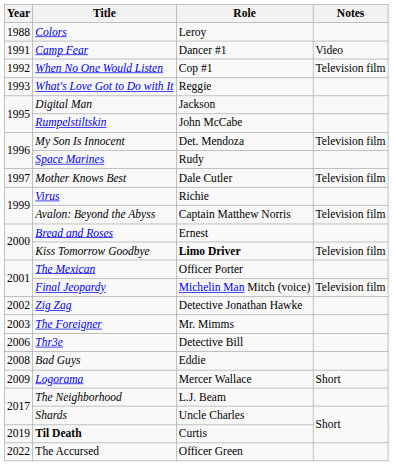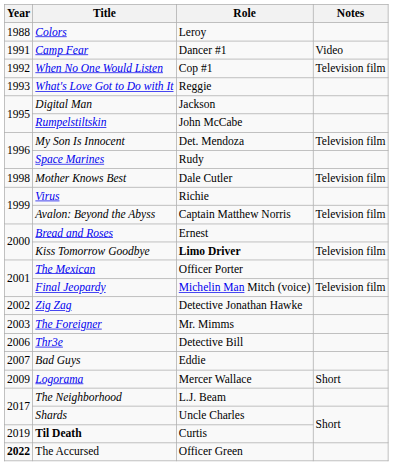(19, 178) 1997 -> (19, 178) 1998
(19, 360) 2008 -> (19, 360) 2007
(19, 452) normal -> (19, 452) bold
